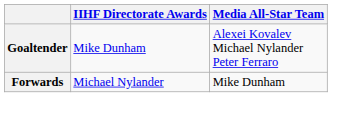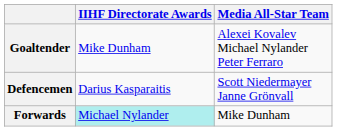+ row: (40, 89)
(119, 82) no background -> (123, 115) paleturquoise background
